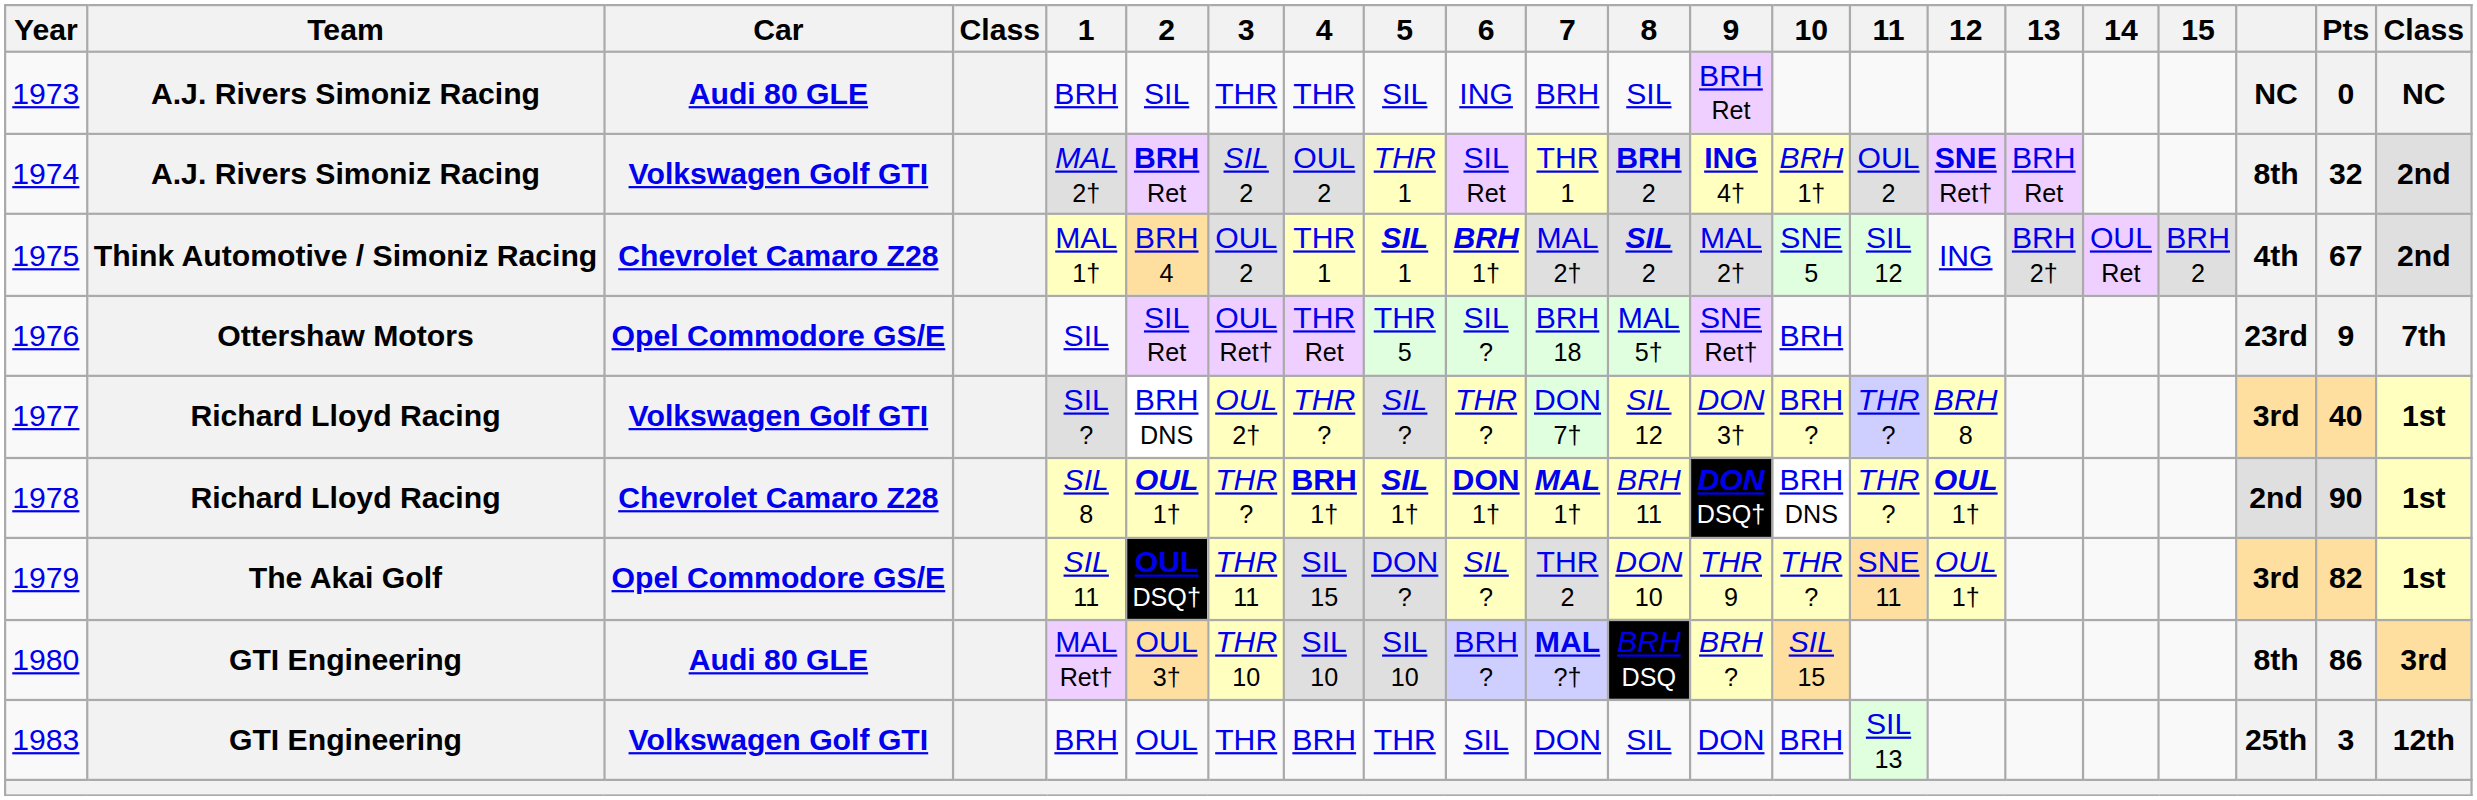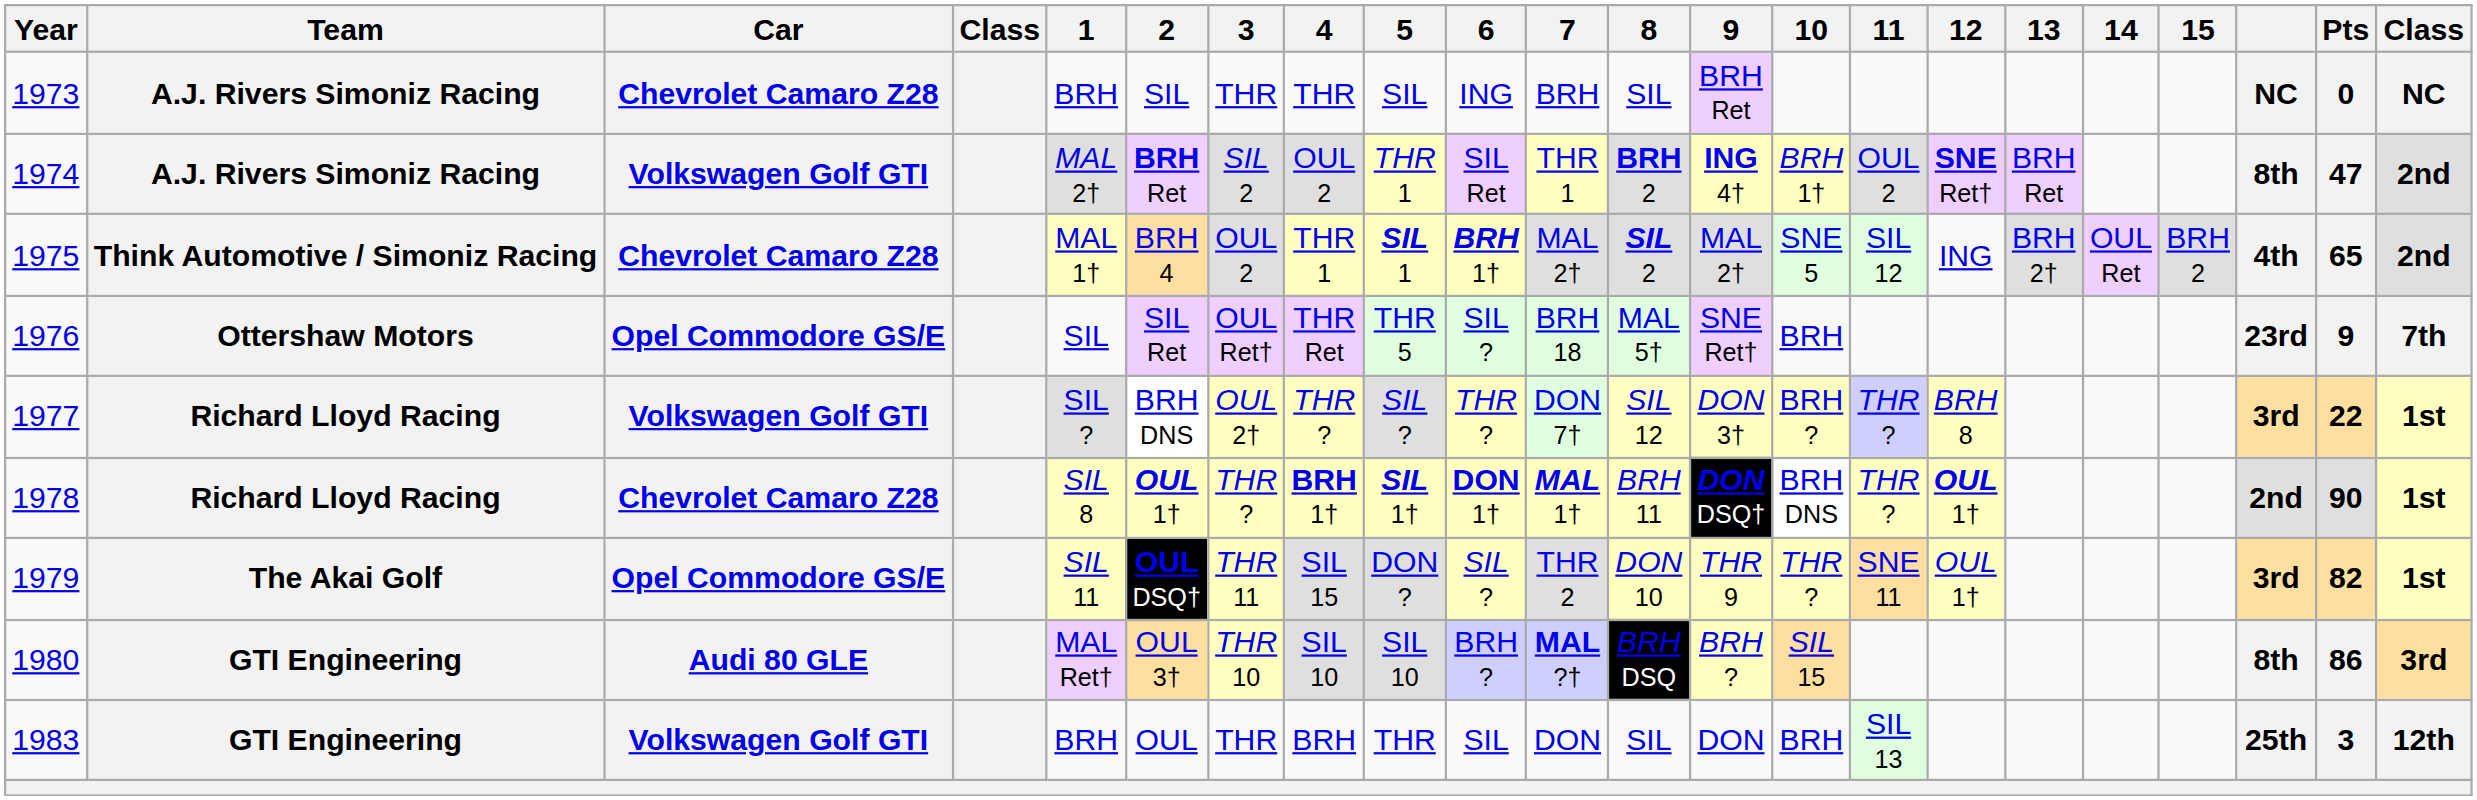(778, 93) Audi 80 GLE -> (778, 93) Chevrolet Camaro Z28
(2346, 174) 32 -> (2346, 174) 47
(2346, 255) 67 -> (2346, 255) 65
(2346, 416) 40 -> (2346, 416) 22
